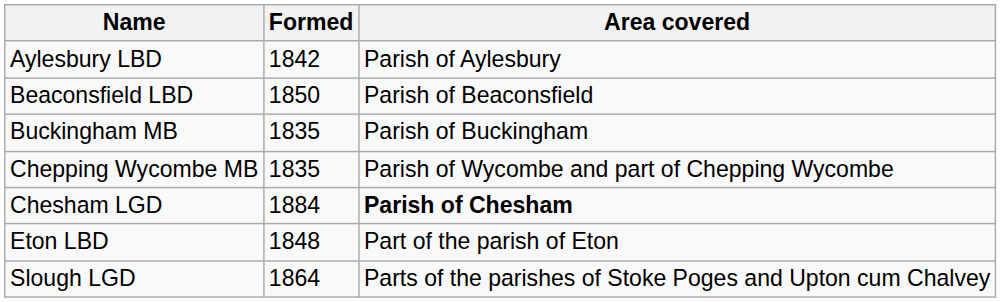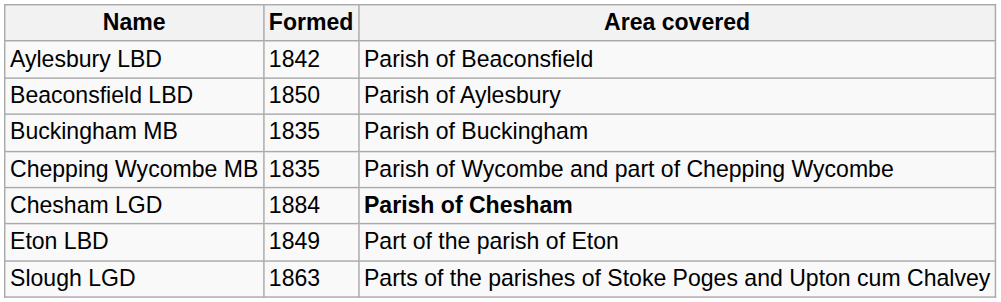(462, 59) Parish of Aylesbury -> (479, 59) Parish of Beaconsfield
(479, 95) Parish of Beaconsfield -> (462, 95) Parish of Aylesbury
(294, 242) 1848 -> (294, 242) 1849
(294, 278) 1864 -> (294, 278) 1863
